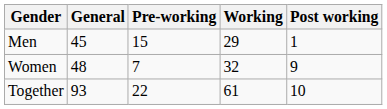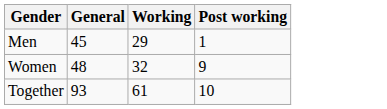- column: (174, 16)
